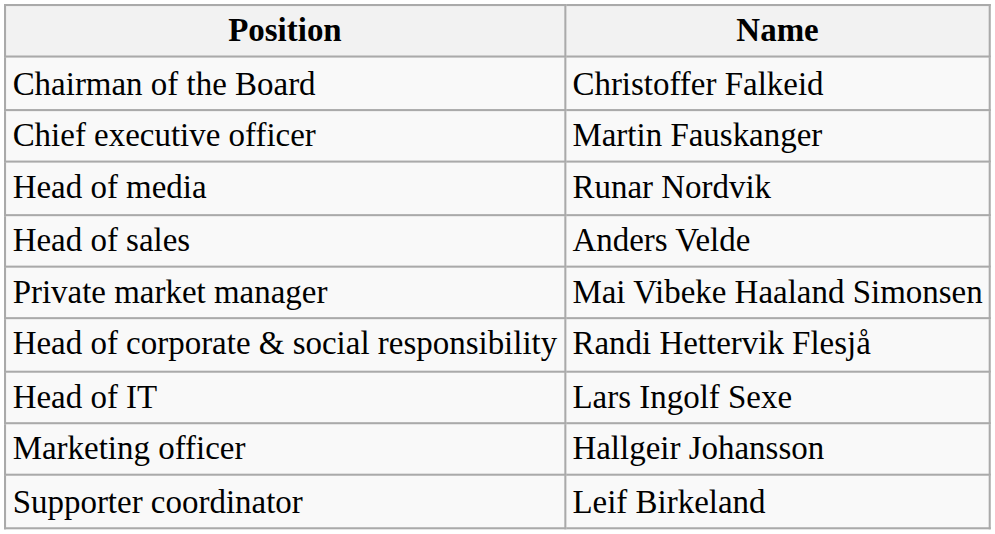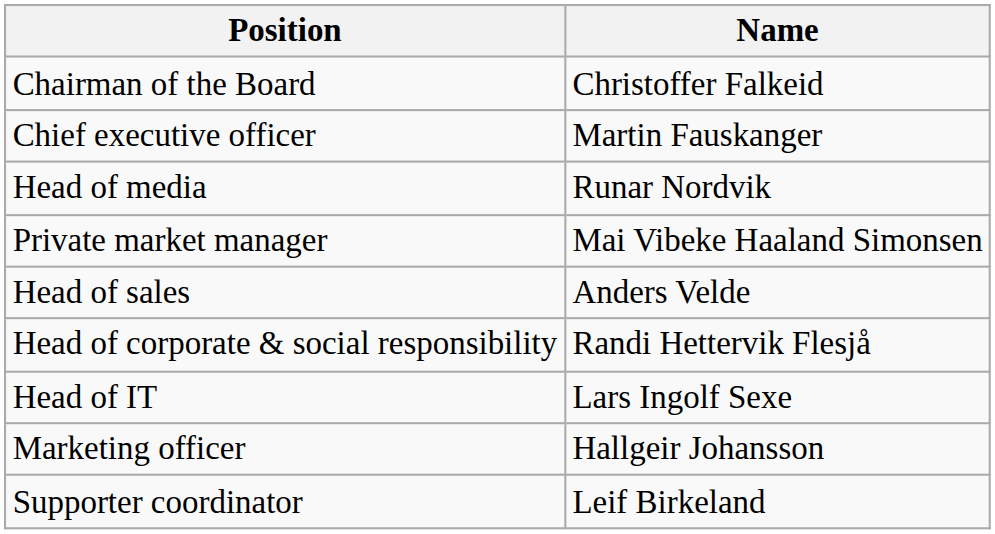rows swapped: (101, 239) <-> (170, 291)
